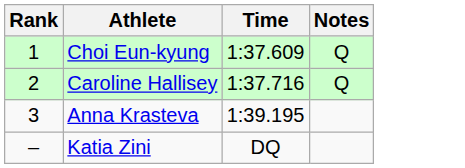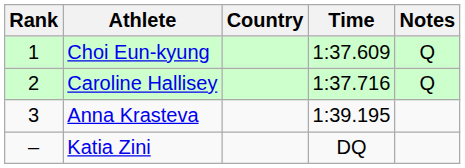+ column: (265, 20)
